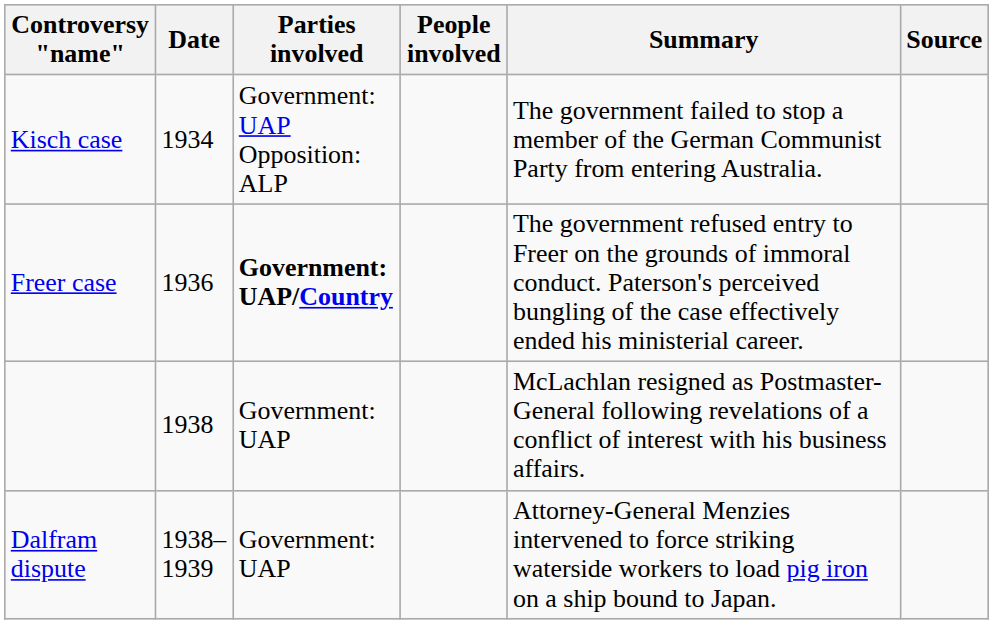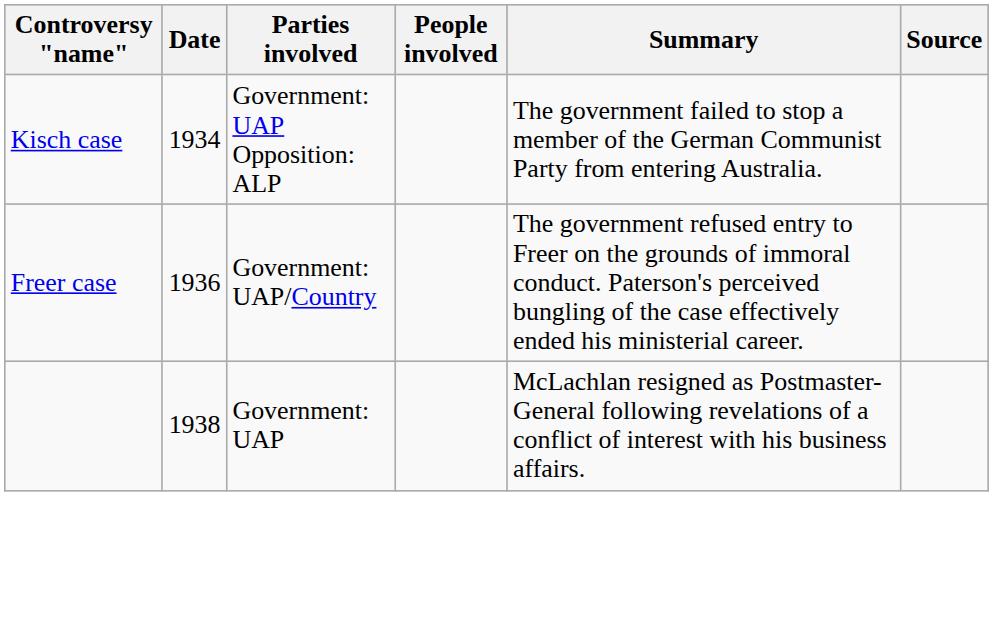(316, 282) bold -> (304, 282) normal
- row: (54, 553)
